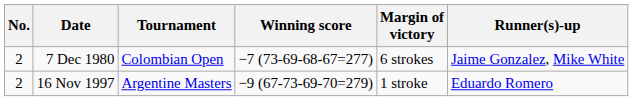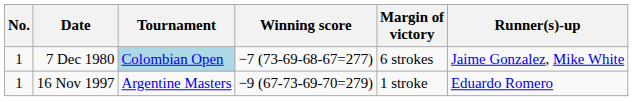(19, 59) 2 -> (19, 59) 1
(172, 59) no background -> (172, 59) lightblue background
(19, 83) 2 -> (19, 83) 1
